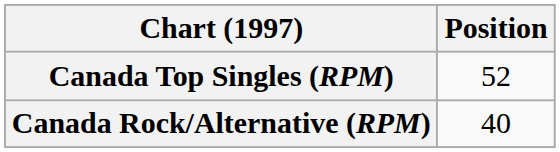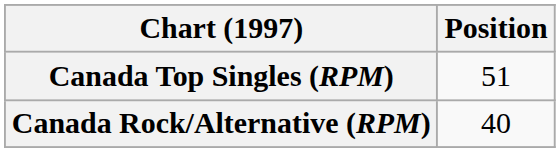(496, 75) 52 -> (496, 75) 51
